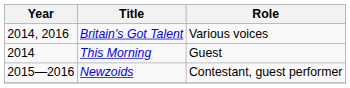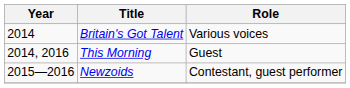(38, 33) 2014, 2016 -> (21, 33) 2014
(21, 53) 2014 -> (38, 53) 2014, 2016
